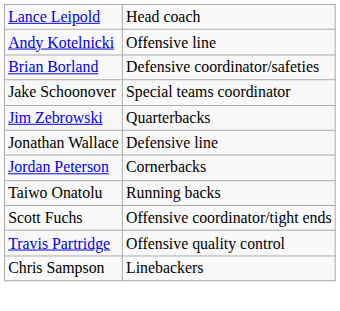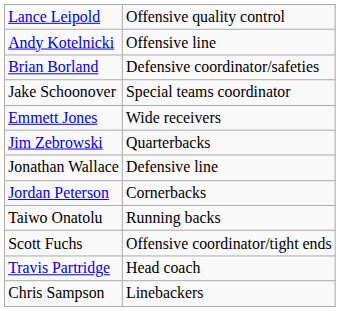(163, 17) Head coach -> (206, 17) Offensive quality control
+ row: (53, 117)
(206, 243) Offensive quality control -> (163, 268) Head coach
